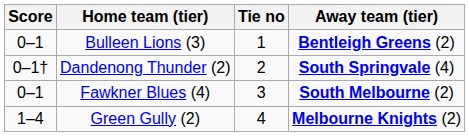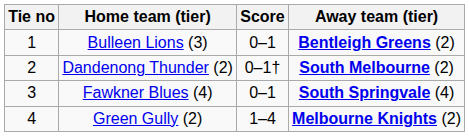columns swapped: (261, 17) <-> (30, 17)
(377, 67) South Springvale (4) -> (377, 67) South Melbourne (2)
(377, 93) South Melbourne (2) -> (377, 93) South Springvale (4)
